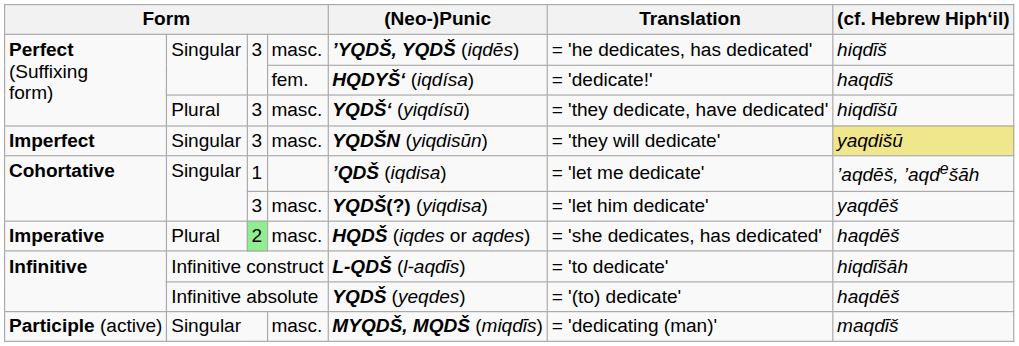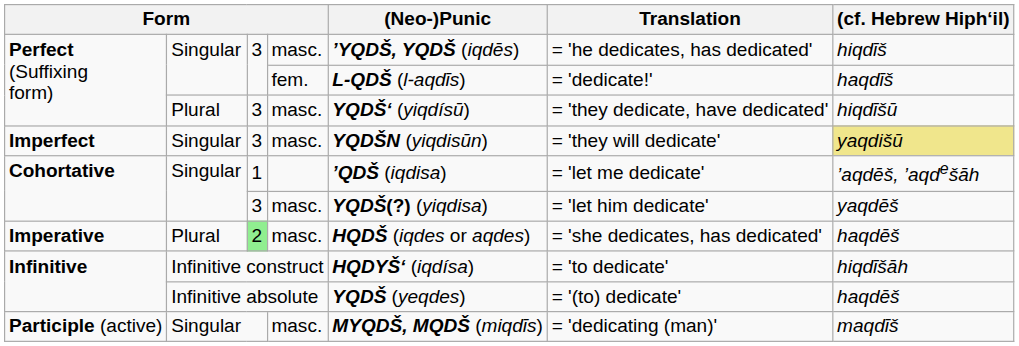(403, 79) HQDYŠ‘ (iqdísa) -> (399, 79) L-QDŠ (l-aqdīs)
(399, 266) L-QDŠ (l-aqdīs) -> (403, 266) HQDYŠ‘ (iqdísa)
